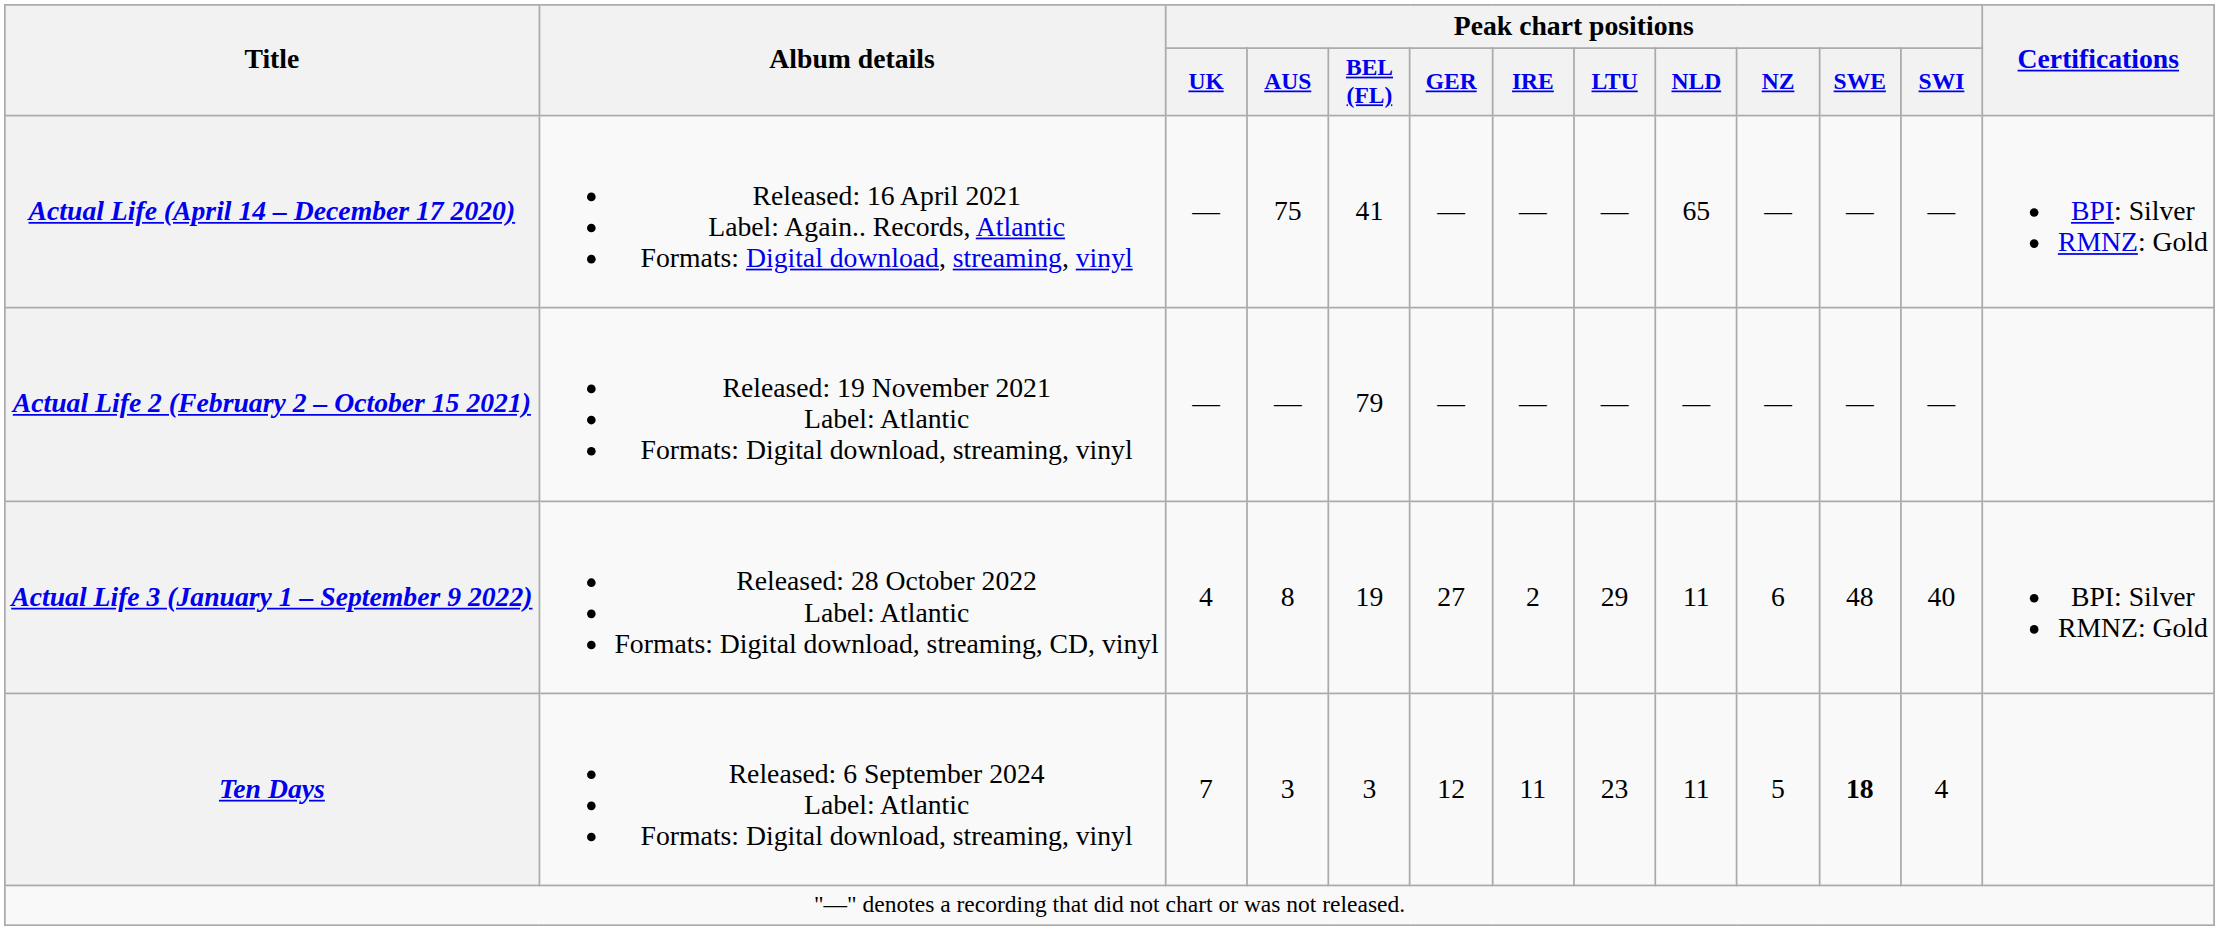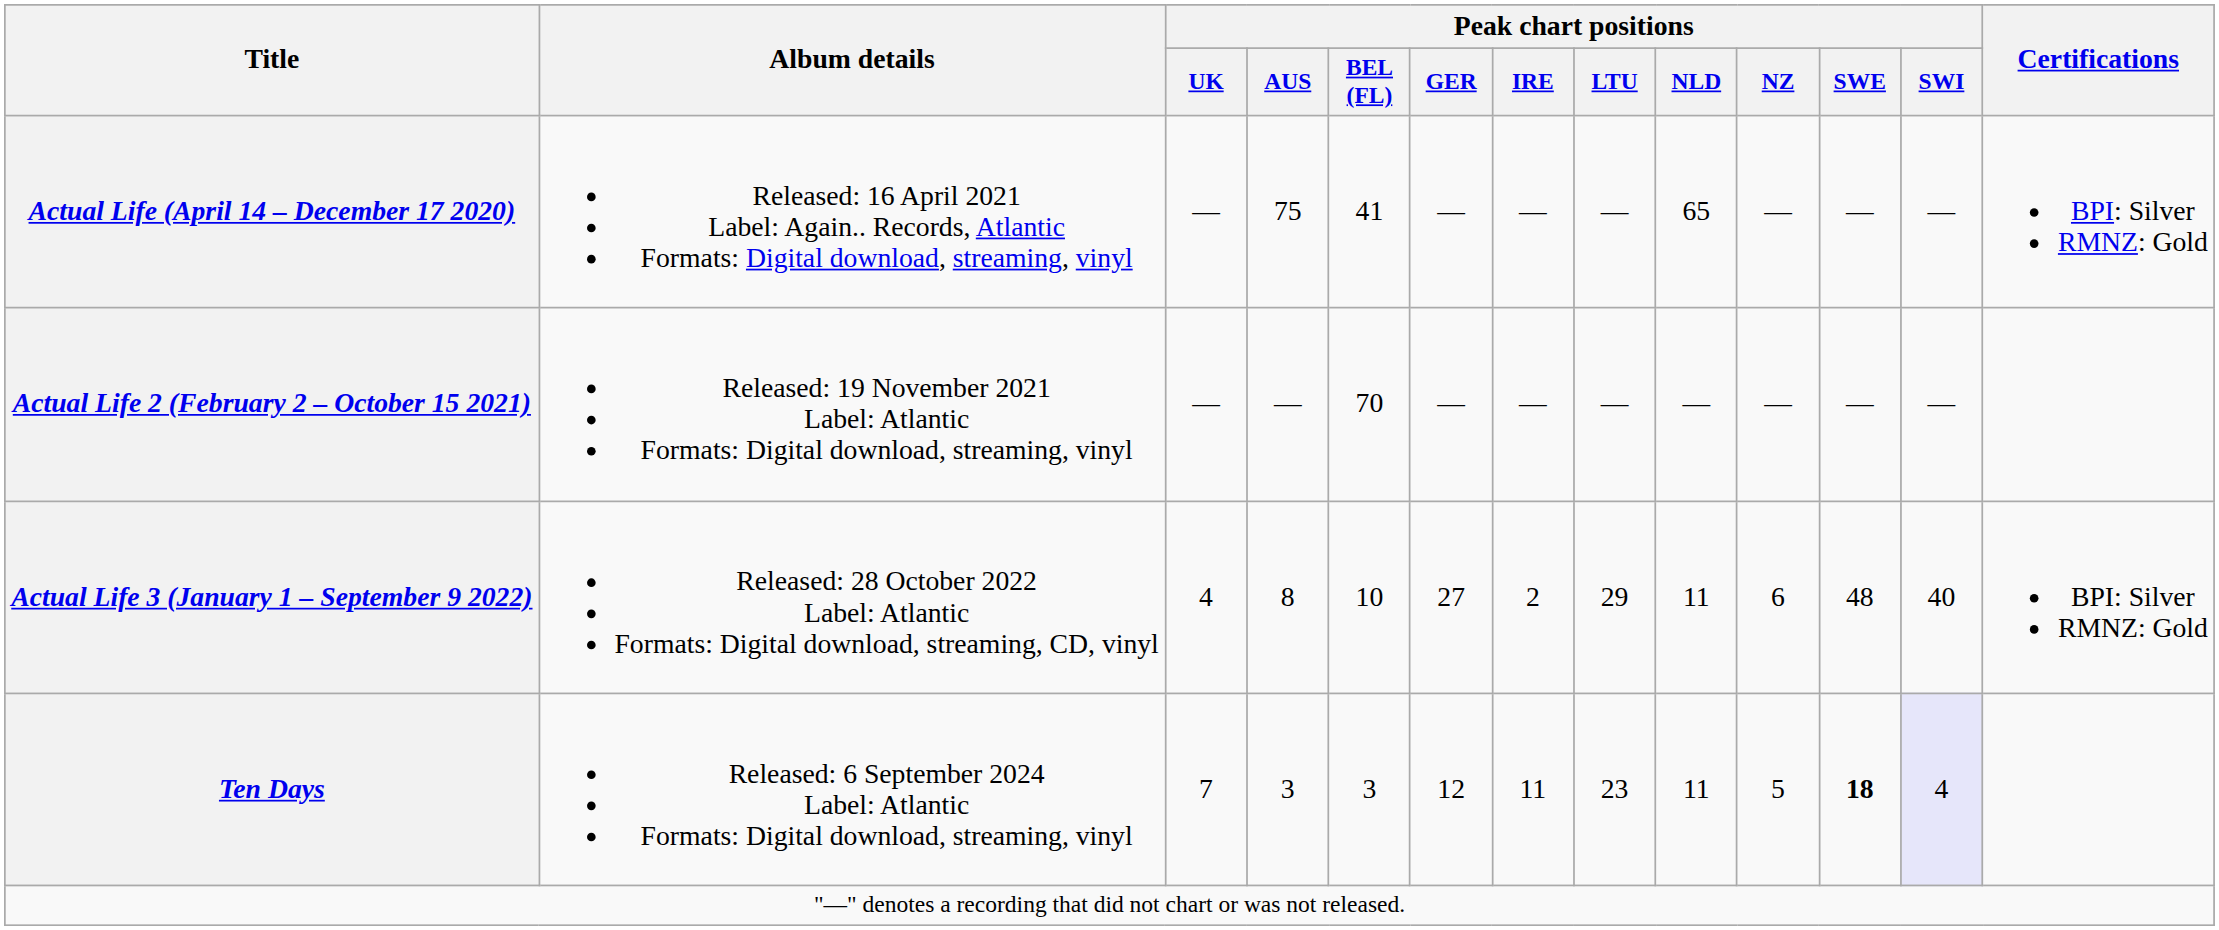(1369, 403) 79 -> (1369, 403) 70
(1369, 596) 19 -> (1369, 596) 10
(1941, 789) no background -> (1941, 789) lavender background
